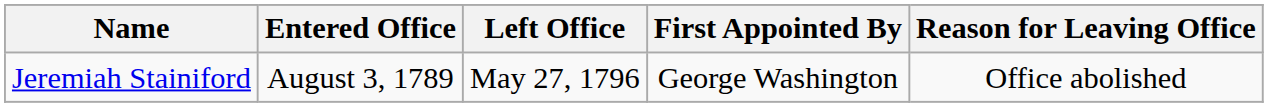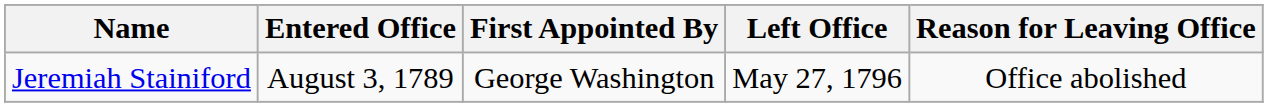columns swapped: (555, 28) <-> (778, 28)
